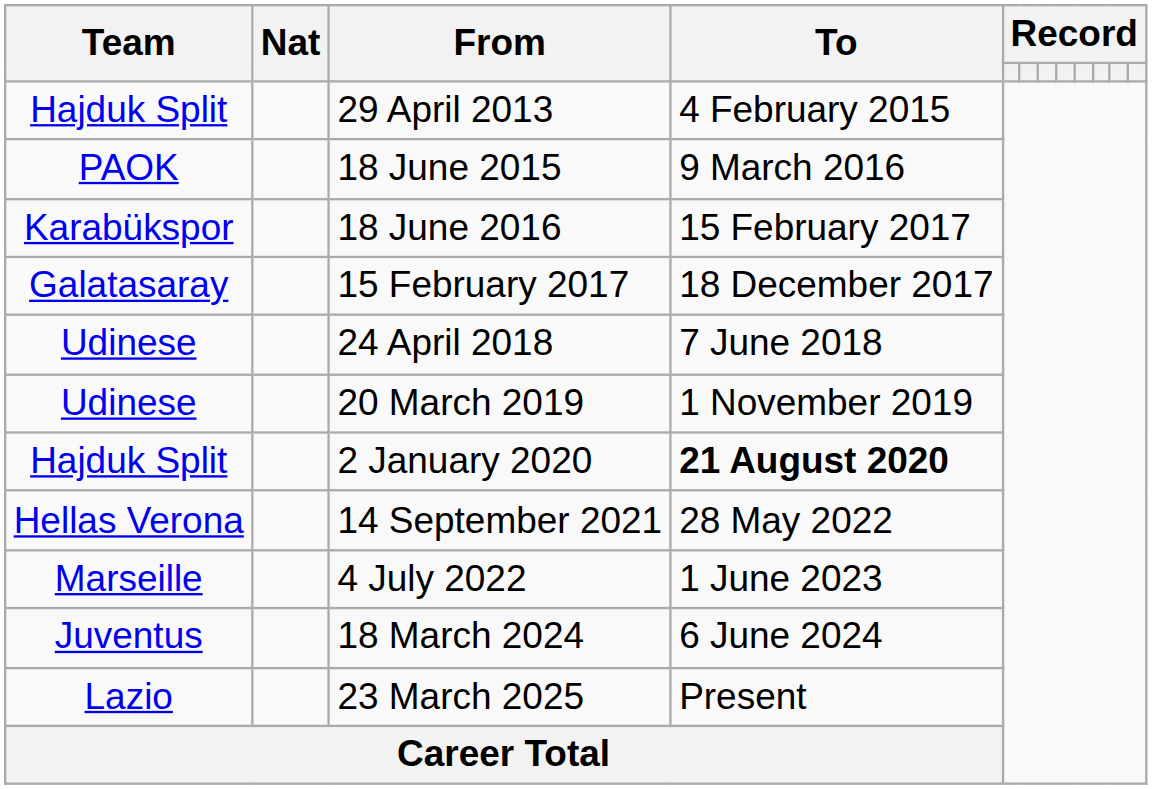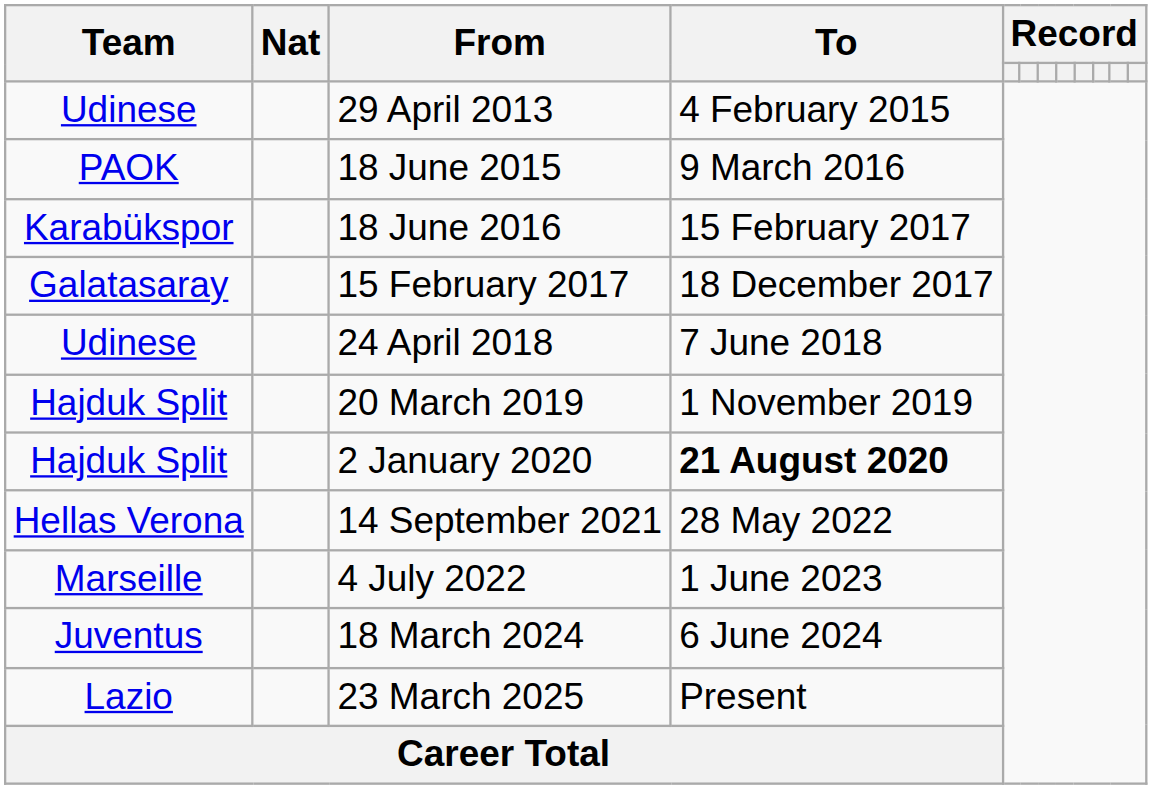(129, 109) Hajduk Split -> (129, 109) Udinese
(129, 402) Udinese -> (129, 402) Hajduk Split
